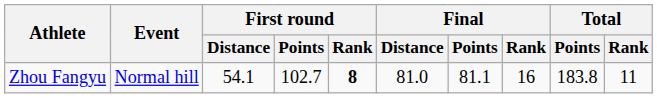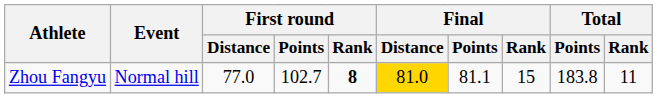(239, 78) 54.1 -> (239, 78) 77.0
(412, 78) no background -> (412, 78) gold background
(526, 78) 16 -> (526, 78) 15
